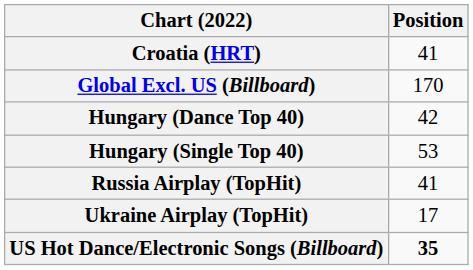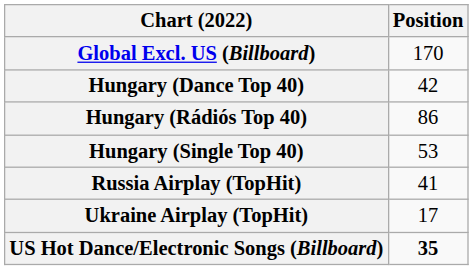- row: (196, 53)
+ row: (196, 118)
